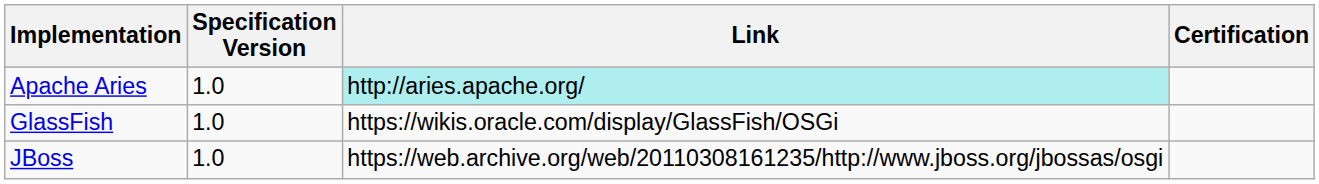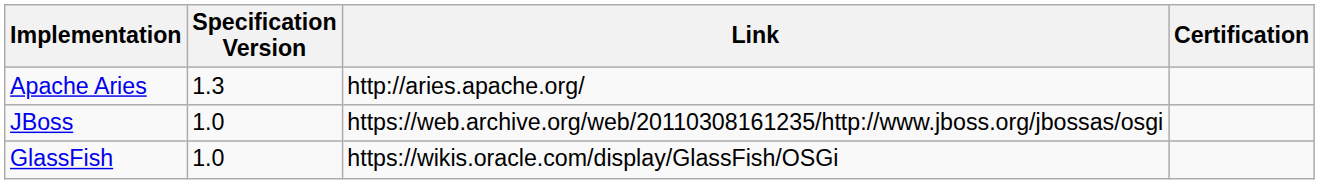(208, 85) 1.0 -> (208, 85) 1.3
(466, 85) paleturquoise background -> (466, 85) no background
rows swapped: (42, 159) <-> (62, 122)
